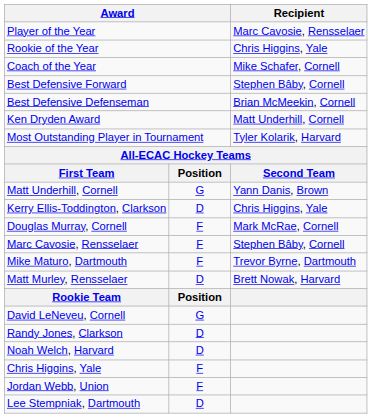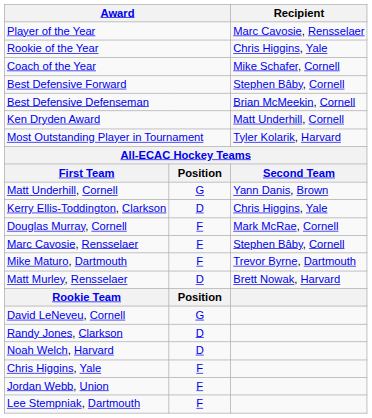(200, 404) D -> (200, 404) F
